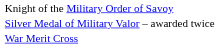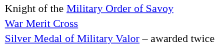rows swapped: (110, 23) <-> (41, 38)
